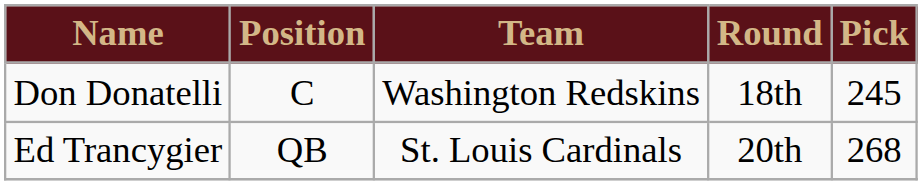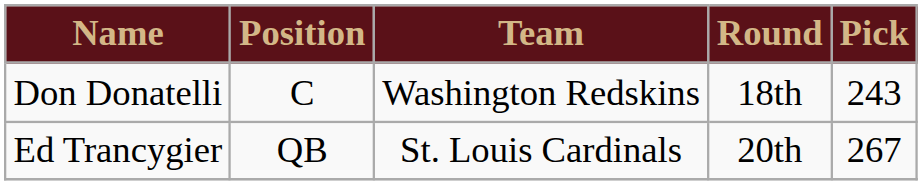(874, 91) 245 -> (874, 91) 243
(874, 149) 268 -> (874, 149) 267
